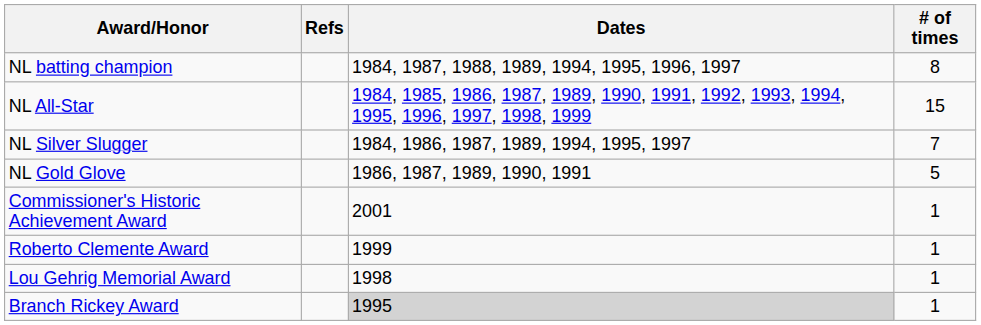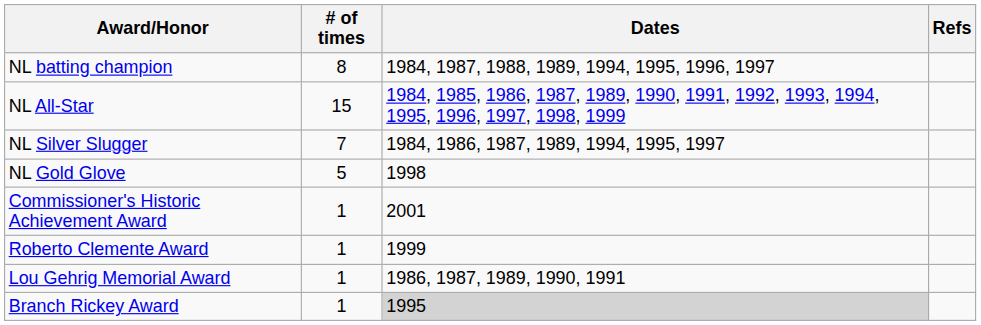columns swapped: (935, 28) <-> (324, 28)
(472, 172) 1986, 1987, 1989, 1990, 1991 -> (406, 172) 1998
(372, 278) 1998 -> (506, 278) 1986, 1987, 1989, 1990, 1991
